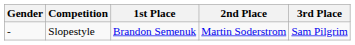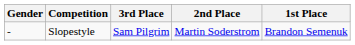columns swapped: (155, 13) <-> (320, 13)
